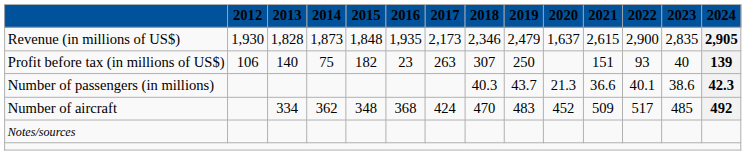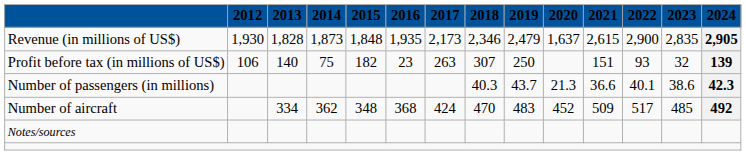(682, 62) 40 -> (682, 62) 32
